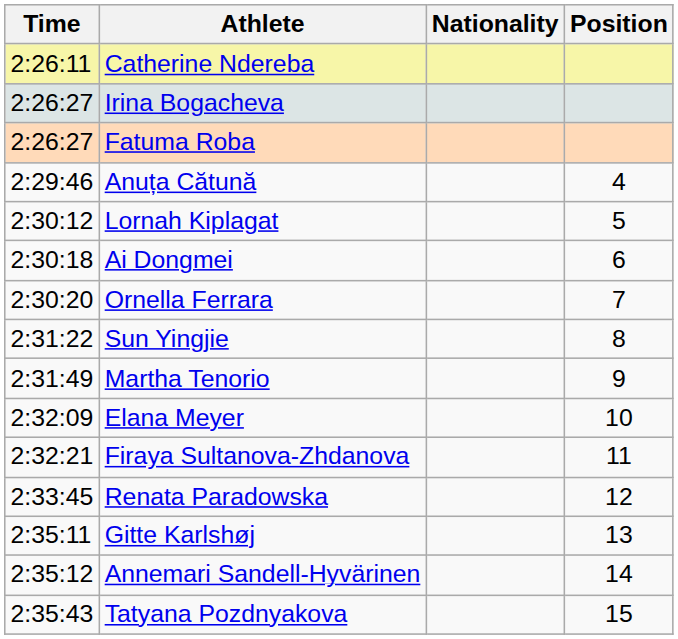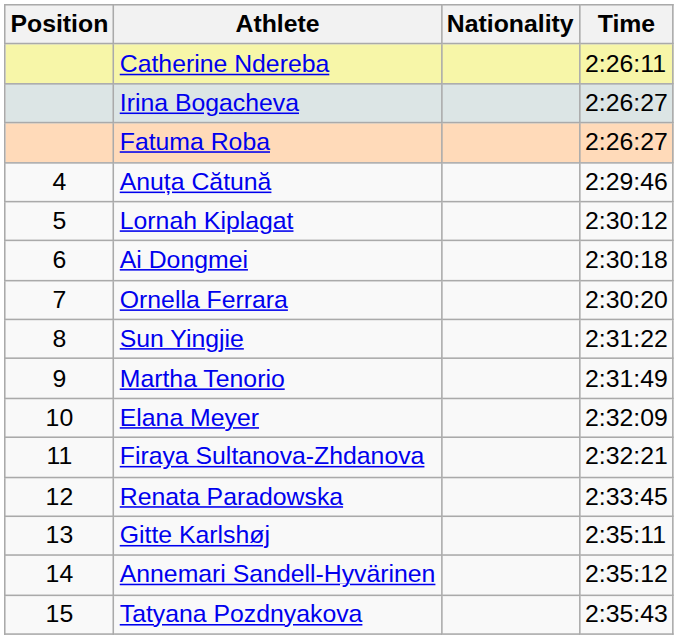columns swapped: (619, 24) <-> (52, 24)
